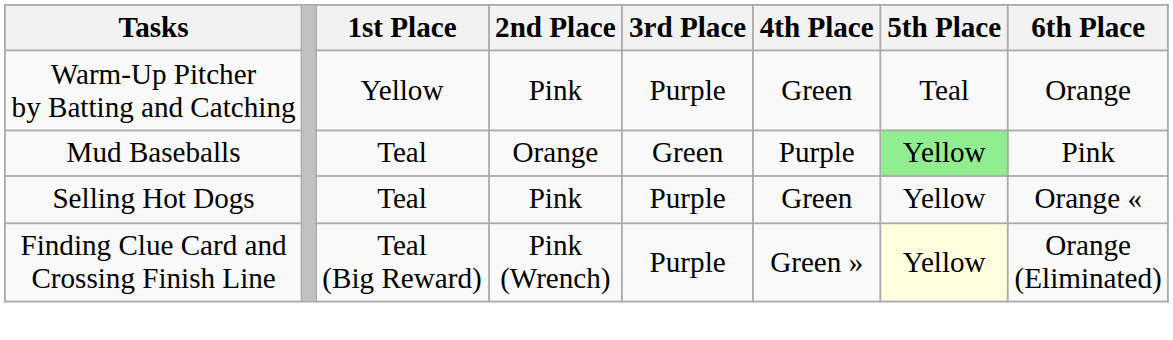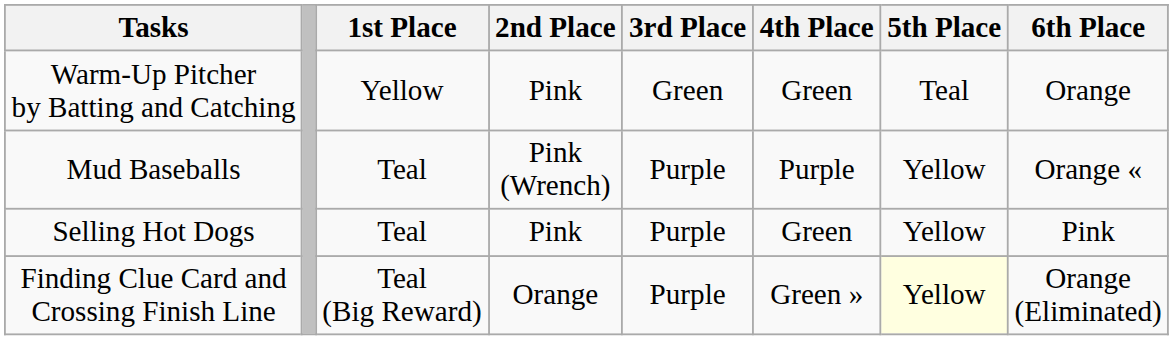(688, 90) Purple -> (688, 90) Green
(555, 152) Orange -> (555, 169) Pink (Wrench)
(688, 152) Green -> (688, 169) Purple
(944, 152) lightgreen background -> (944, 169) no background
(1088, 152) Pink -> (1088, 169) Orange «
(1088, 198) Orange « -> (1088, 231) Pink
(555, 261) Pink (Wrench) -> (555, 294) Orange
